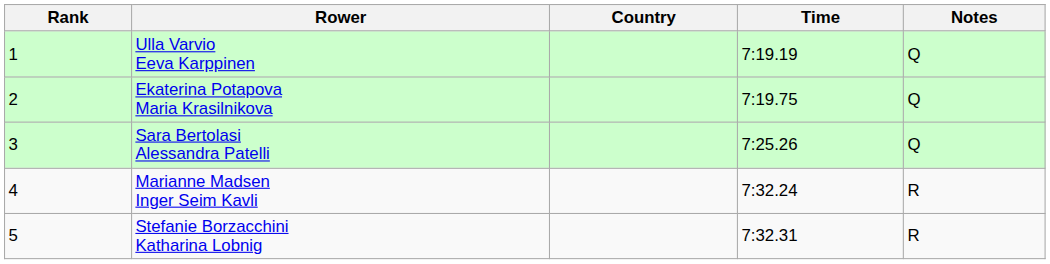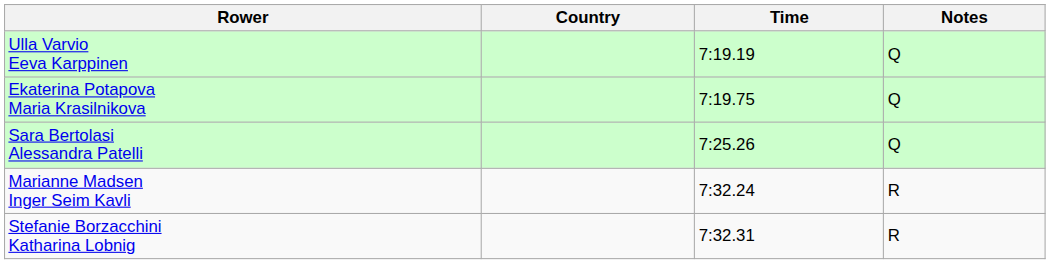- column: (68, 17)
